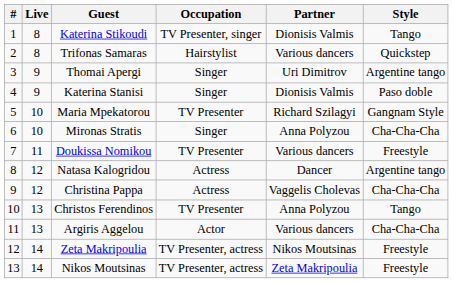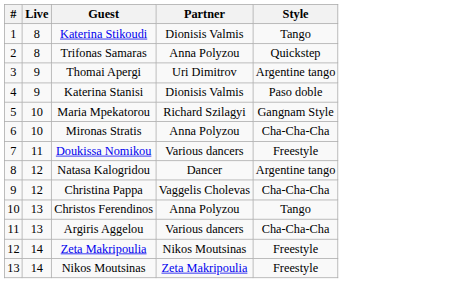- column: (211, 14)
(314, 53) Various dancers -> (204, 53) Anna Polyzou
